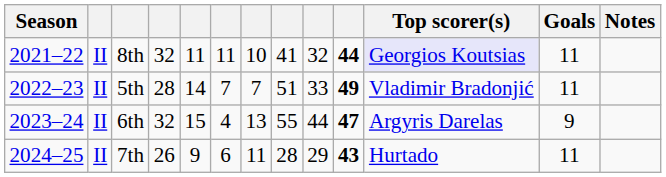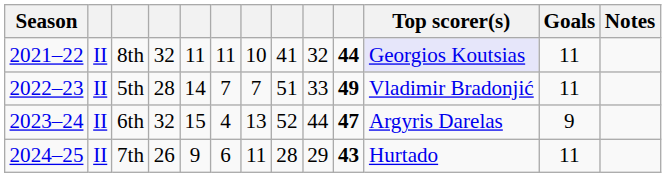(287, 121) 55 -> (287, 121) 52
